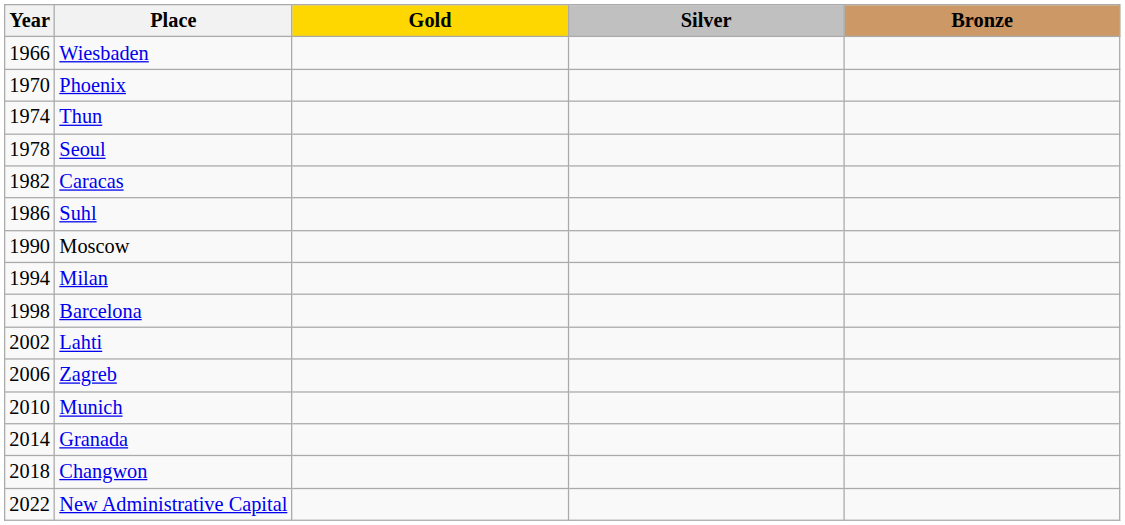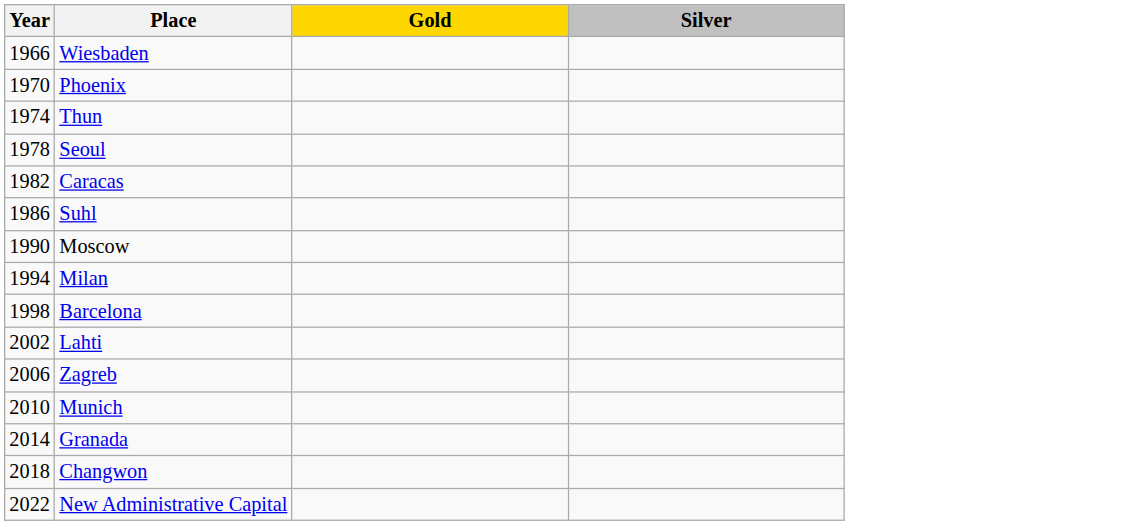- column: (982, 20)
